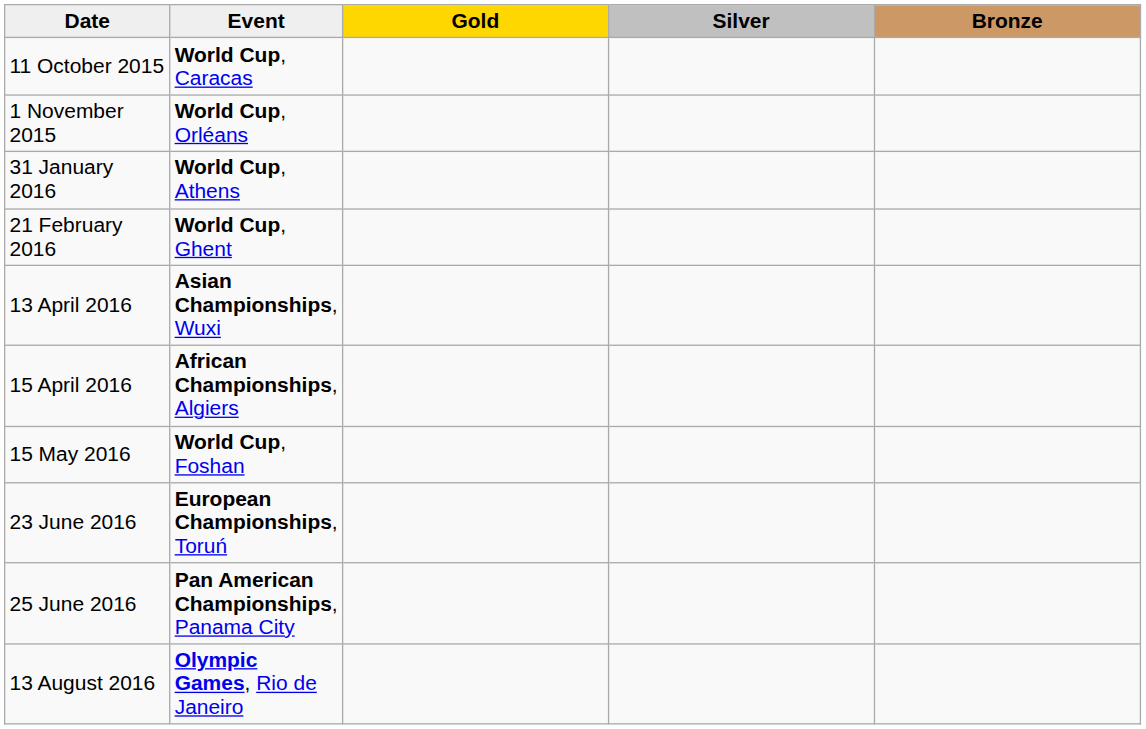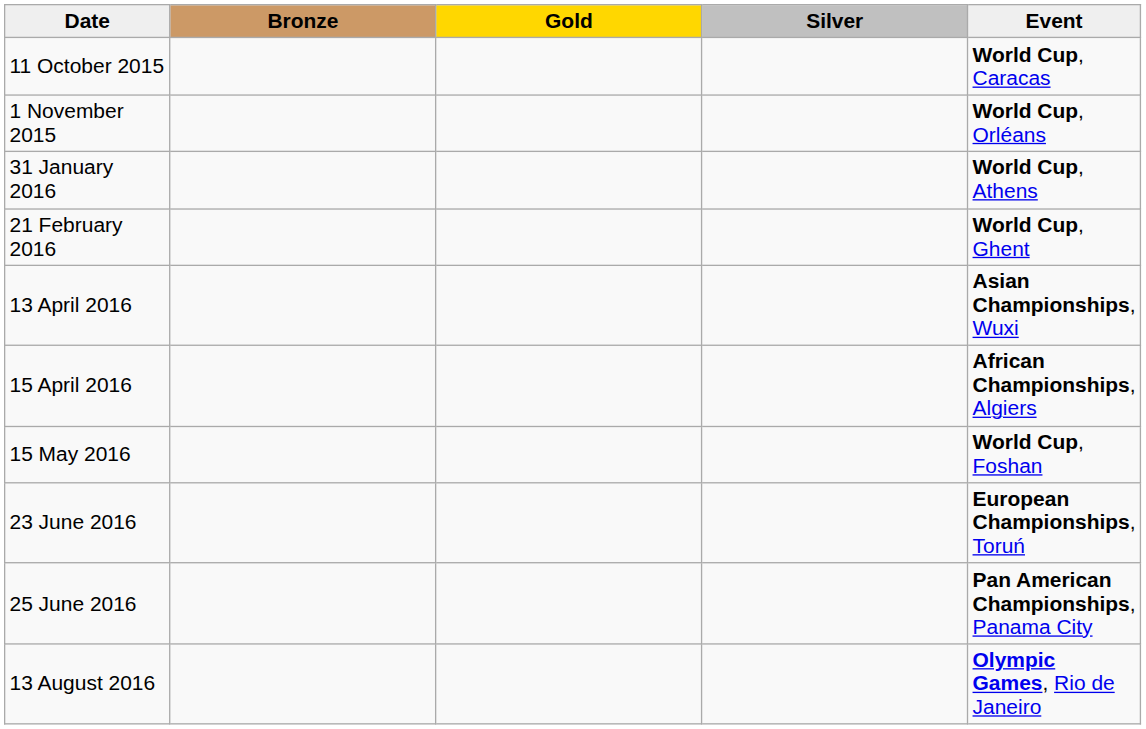columns swapped: (256, 21) <-> (1007, 21)
